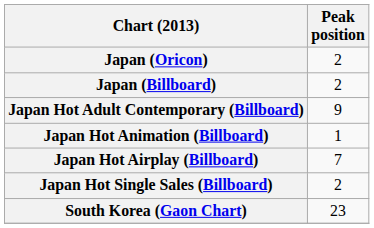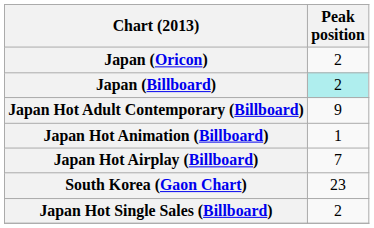(338, 85) no background -> (338, 85) paleturquoise background
rows swapped: (156, 185) <-> (156, 210)
